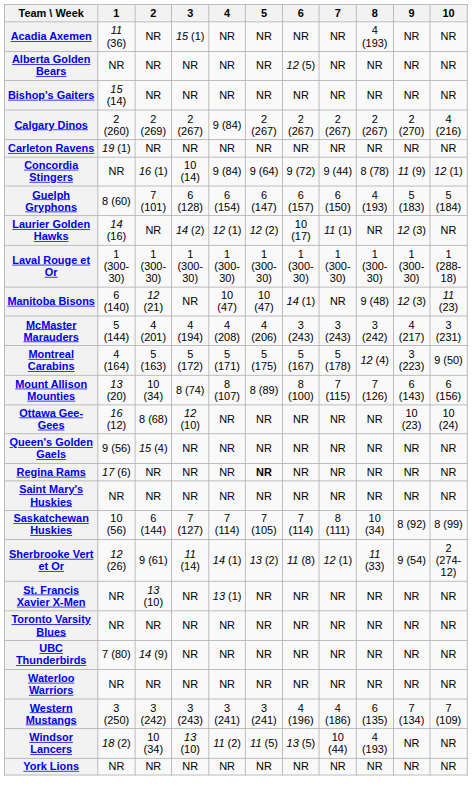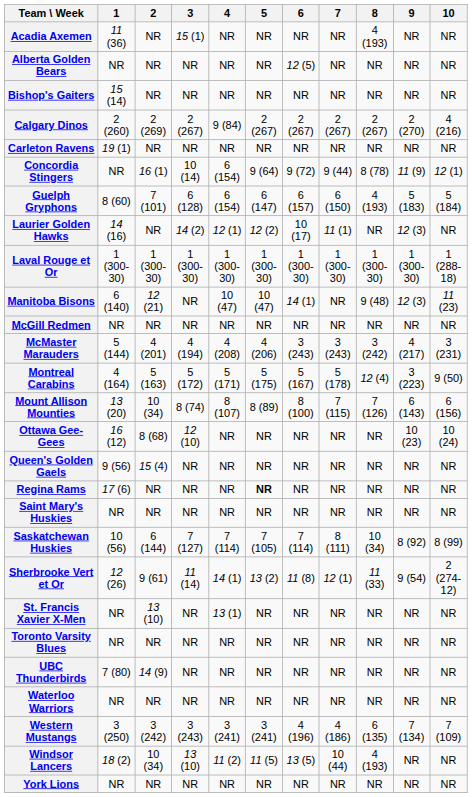(227, 172) 9 (84) -> (227, 172) 6 (154)
+ row: (51, 325)
